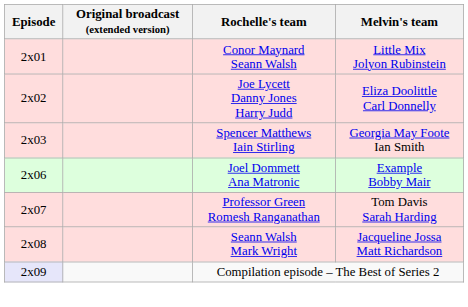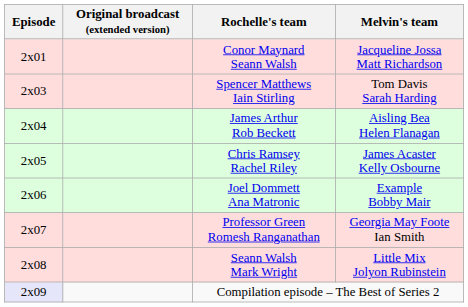(399, 56) Little Mix Jolyon Rubinstein -> (399, 56) Jacqueline Jossa Matt Richardson
- row: (264, 98)
(399, 140) Georgia May Foote Ian Smith -> (399, 91) Tom Davis Sarah Harding
+ row: (264, 125)
+ row: (264, 160)
(399, 209) Tom Davis Sarah Harding -> (399, 230) Georgia May Foote Ian Smith
(399, 244) Jacqueline Jossa Matt Richardson -> (399, 264) Little Mix Jolyon Rubinstein
